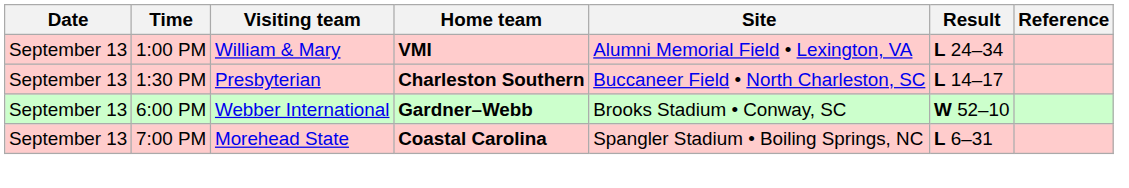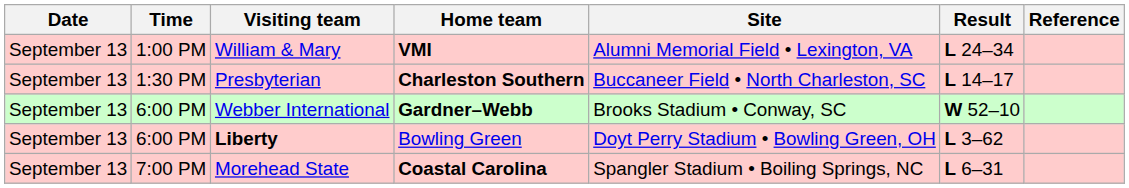+ row: (246, 139)
